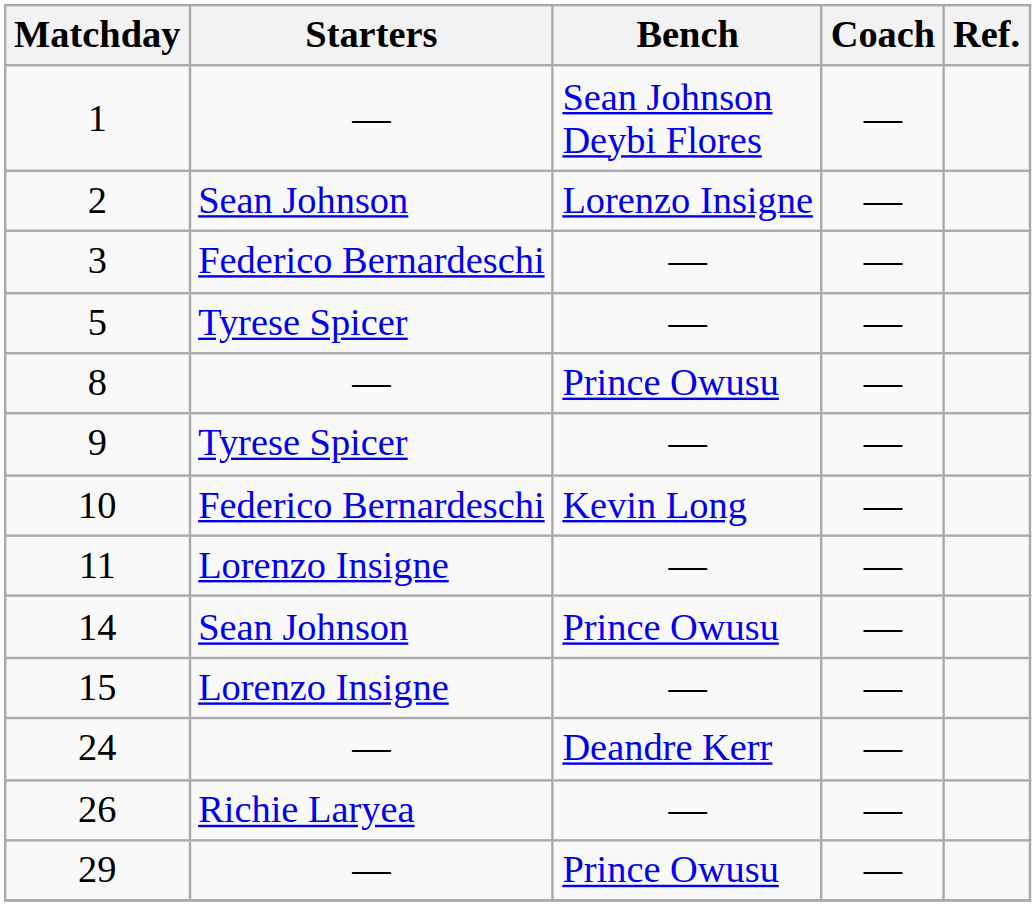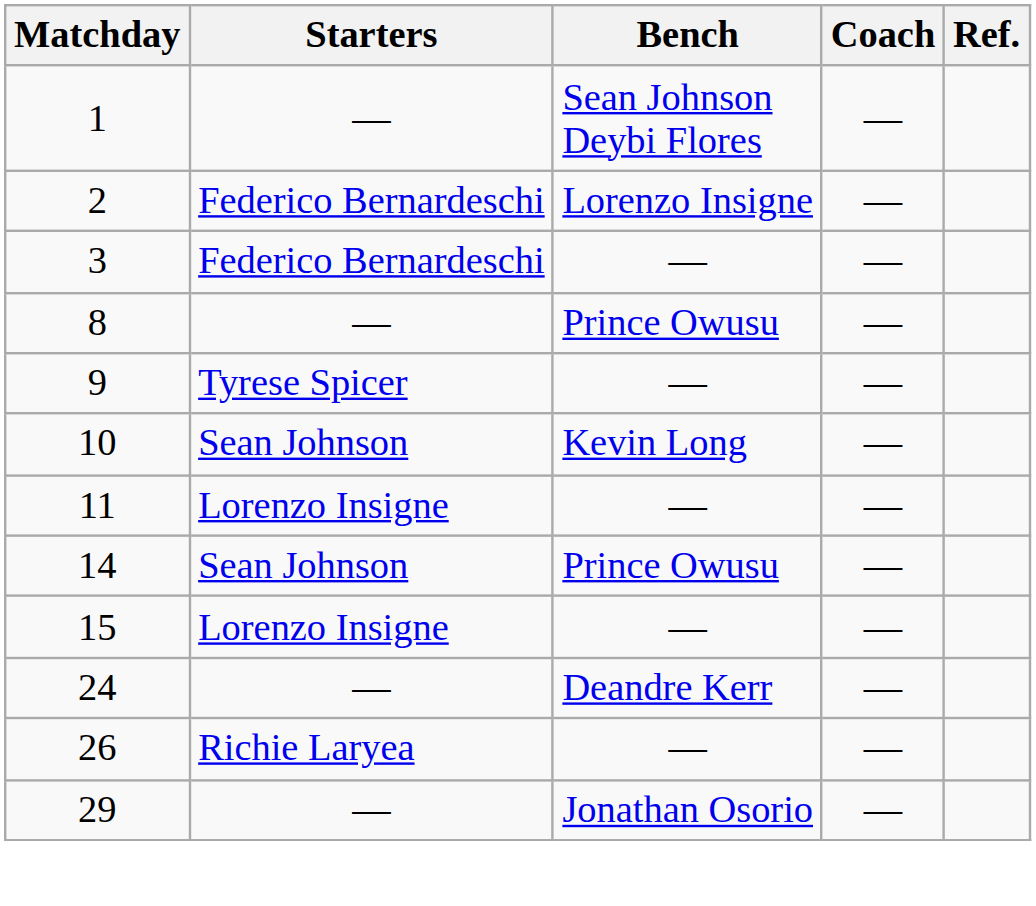(303, 199) Sean Johnson -> (371, 199) Federico Bernardeschi
- row: (97, 321)
(371, 504) Federico Bernardeschi -> (303, 443) Sean Johnson
(671, 869) Prince Owusu -> (688, 808) Jonathan Osorio
